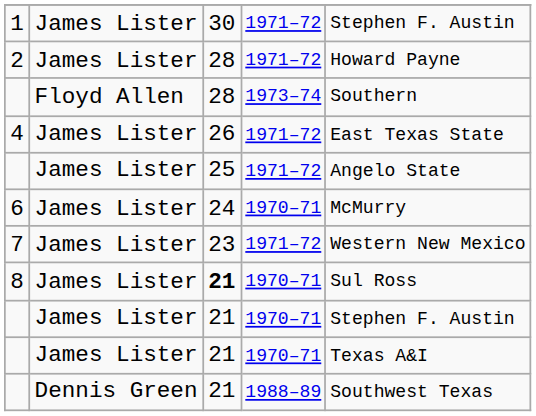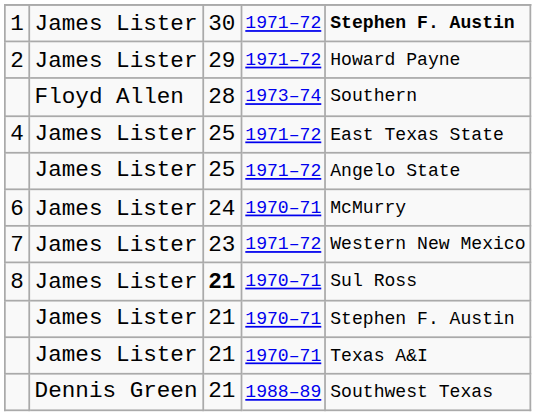(422, 23) normal -> (422, 23) bold
(222, 60) 28 -> (222, 60) 29
(222, 134) 26 -> (222, 134) 25
